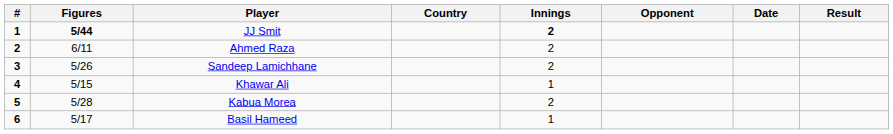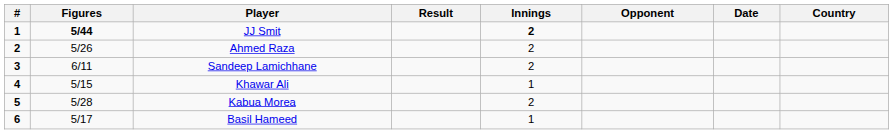columns swapped: (446, 13) <-> (844, 13)
(82, 48) 6/11 -> (82, 48) 5/26
(82, 66) 5/26 -> (82, 66) 6/11
